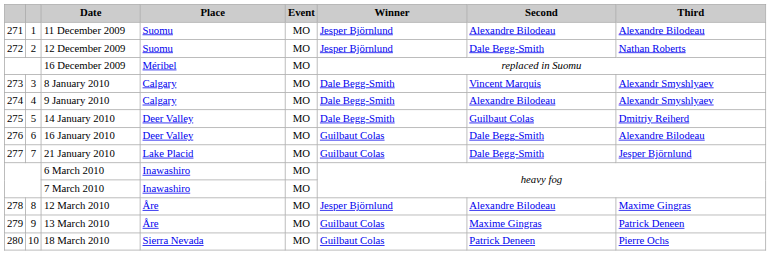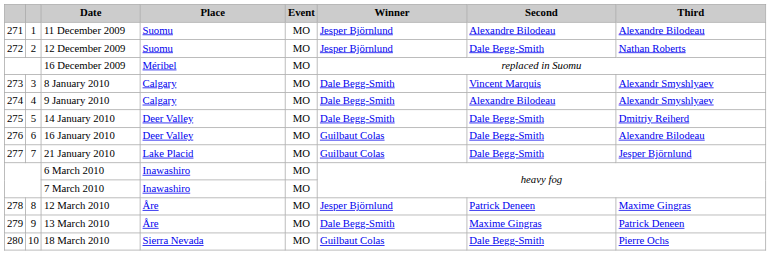(502, 118) Guilbaut Colas -> (507, 118) Dale Begg-Smith
(512, 206) Alexandre Bilodeau -> (502, 206) Patrick Deneen
(352, 223) Guilbaut Colas -> (357, 223) Dale Begg-Smith
(502, 241) Patrick Deneen -> (507, 241) Dale Begg-Smith
